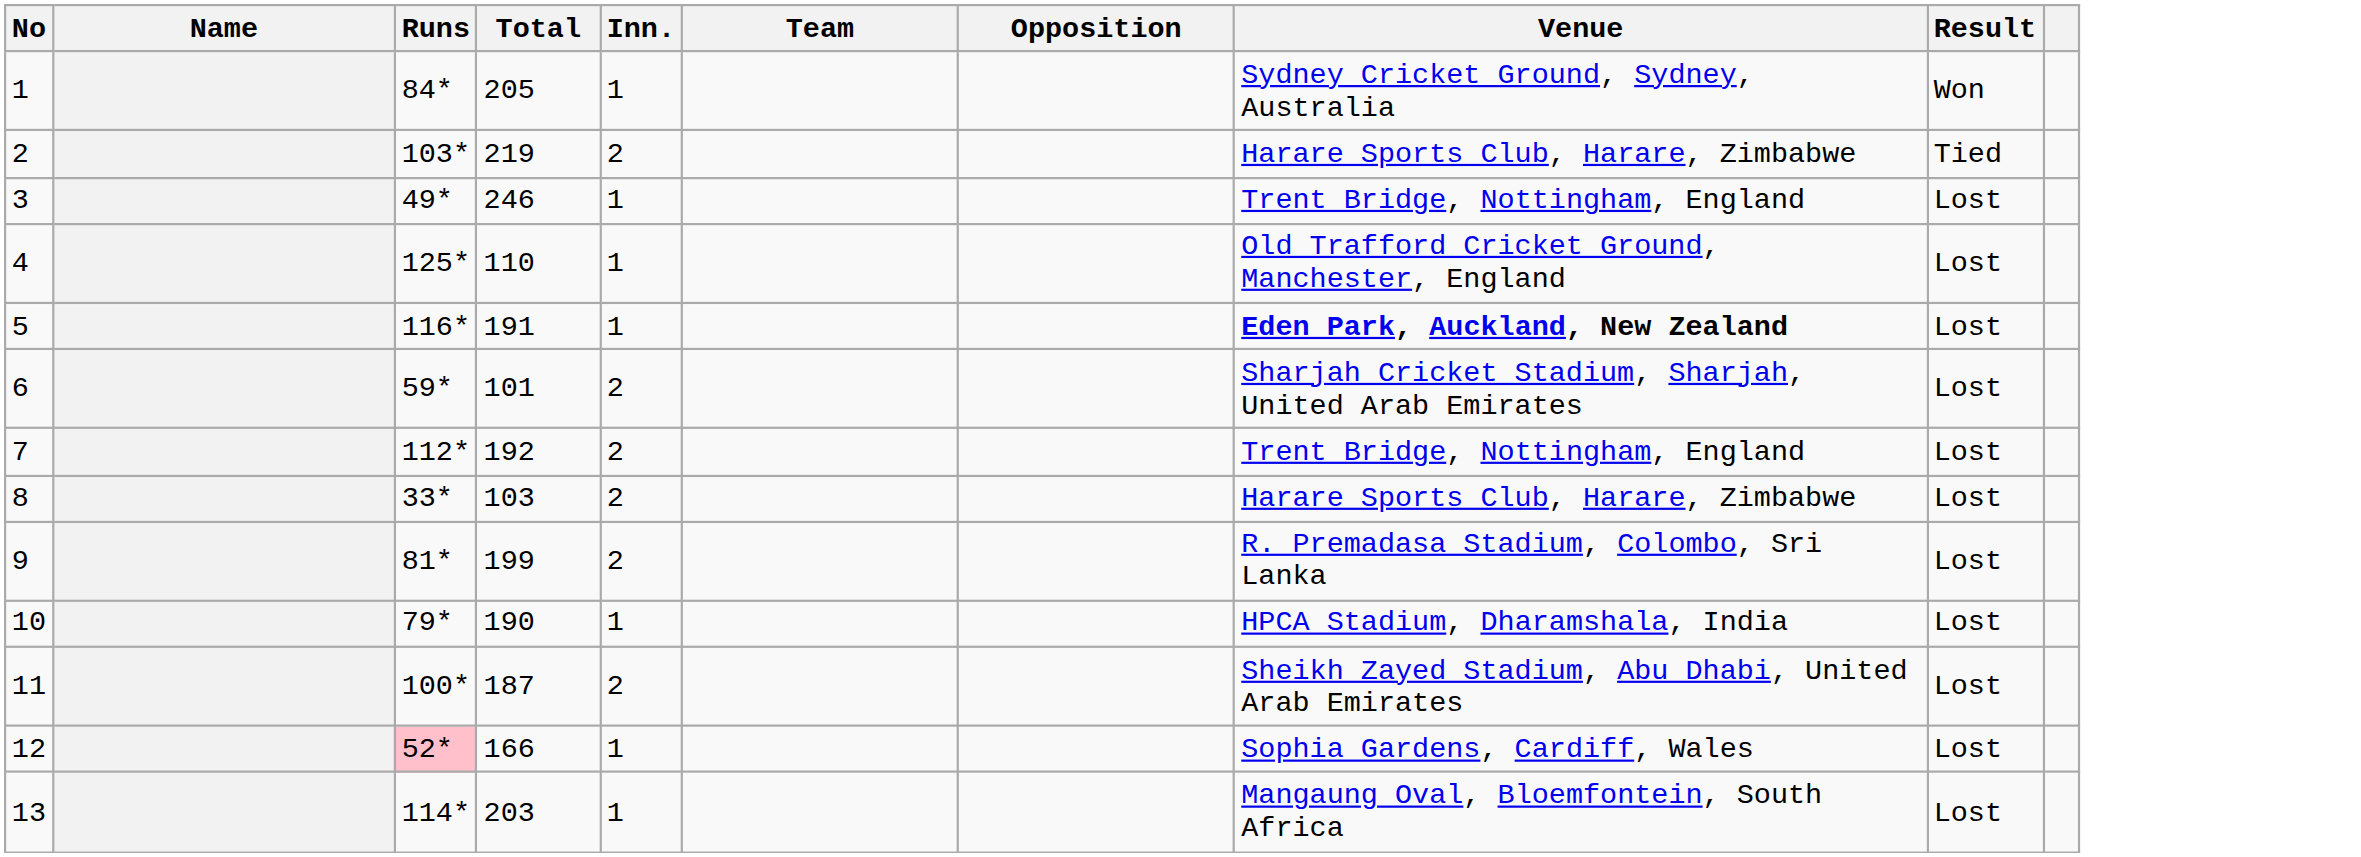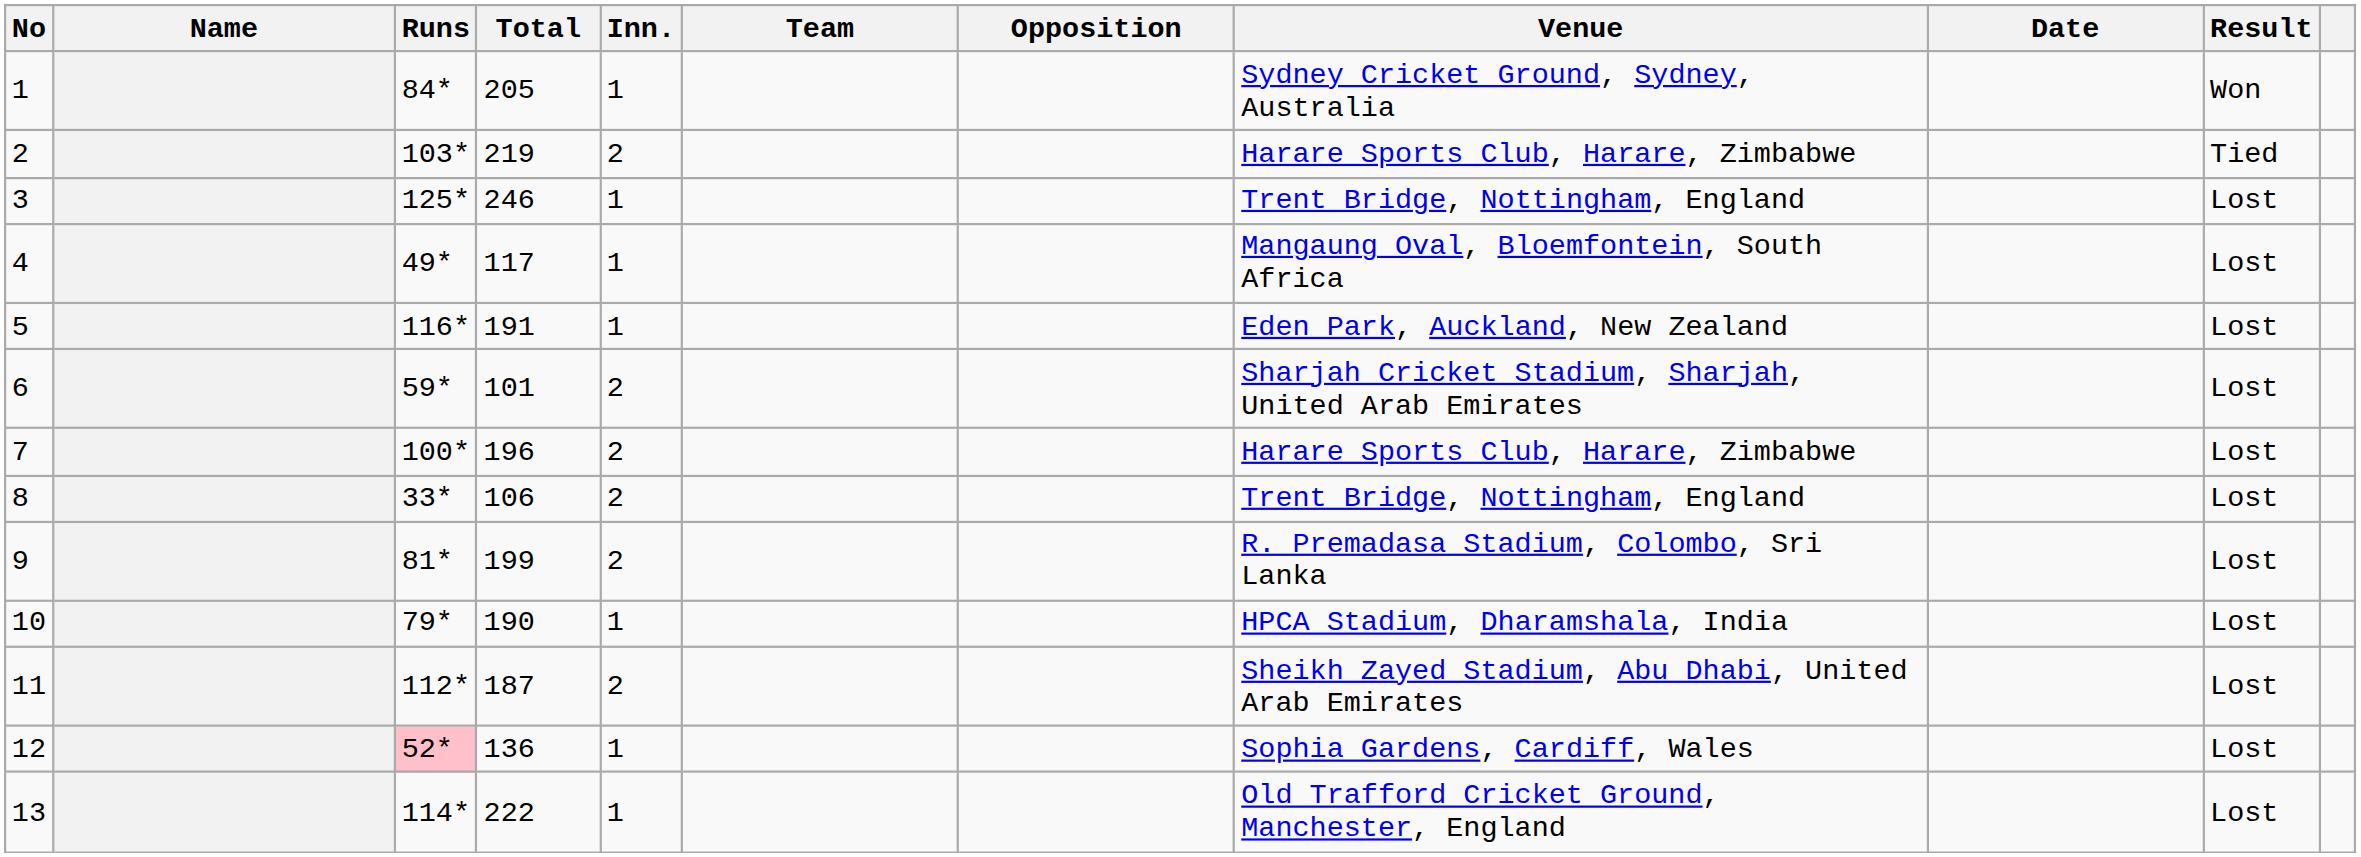+ column: (2065, 28)
(427, 200) 49* -> (436, 200) 125*
(436, 263) 125* -> (427, 263) 49*
(509, 263) 110 -> (509, 263) 117
(1480, 263) Old Trafford Cricket Ground, Manchester, England -> (1532, 263) Mangaung Oval, Bloemfontein, South Africa
(1515, 326) bold -> (1515, 326) normal
(436, 452) 112* -> (436, 452) 100*
(509, 452) 192 -> (509, 452) 196
(1523, 452) Trent Bridge, Nottingham, England -> (1549, 452) Harare Sports Club, Harare, Zimbabwe
(509, 498) 103 -> (509, 498) 106
(1549, 498) Harare Sports Club, Harare, Zimbabwe -> (1523, 498) Trent Bridge, Nottingham, England
(436, 687) 100* -> (436, 687) 112*
(509, 749) 166 -> (509, 749) 136
(509, 812) 203 -> (509, 812) 222
(1532, 812) Mangaung Oval, Bloemfontein, South Africa -> (1480, 812) Old Trafford Cricket Ground, Manchester, England
